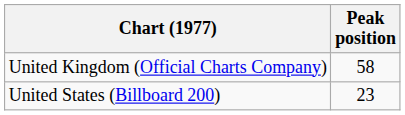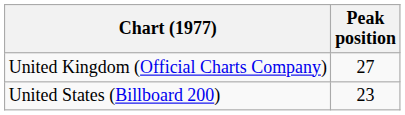(366, 67) 58 -> (366, 67) 27
